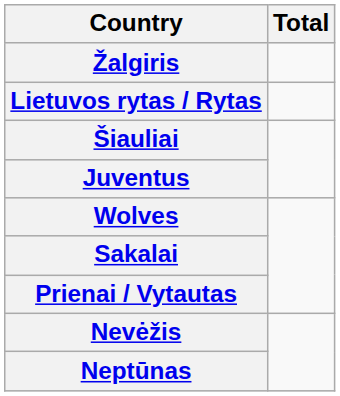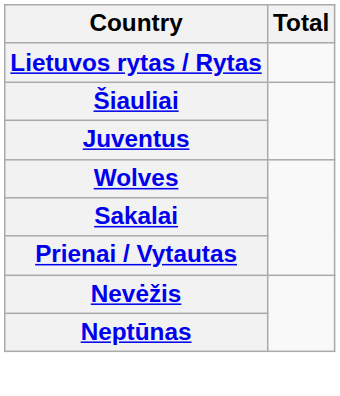- row: (136, 62)
